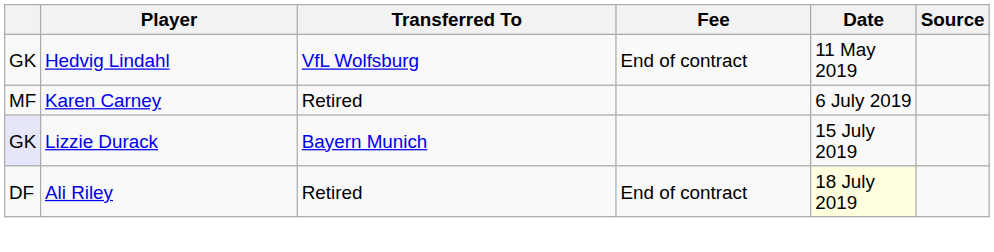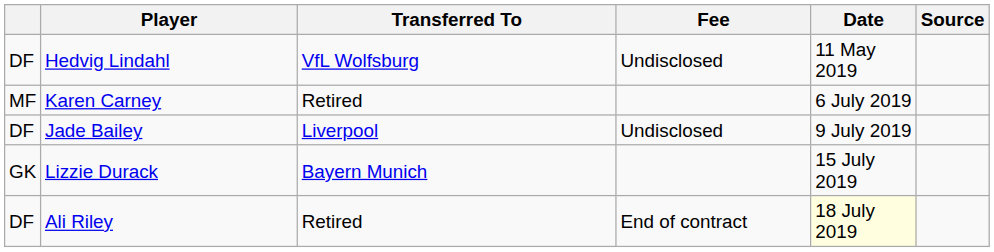(23, 60) GK -> (22, 60) DF
(684, 60) End of contract -> (672, 60) Undisclosed
+ row: (94, 130)
(23, 141) lavender background -> (23, 171) no background
